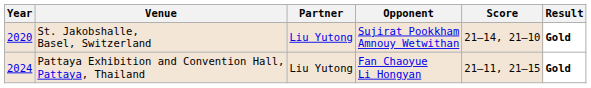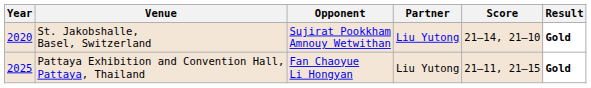columns swapped: (321, 13) <-> (409, 13)
(20, 67) 2024 -> (20, 67) 2025
